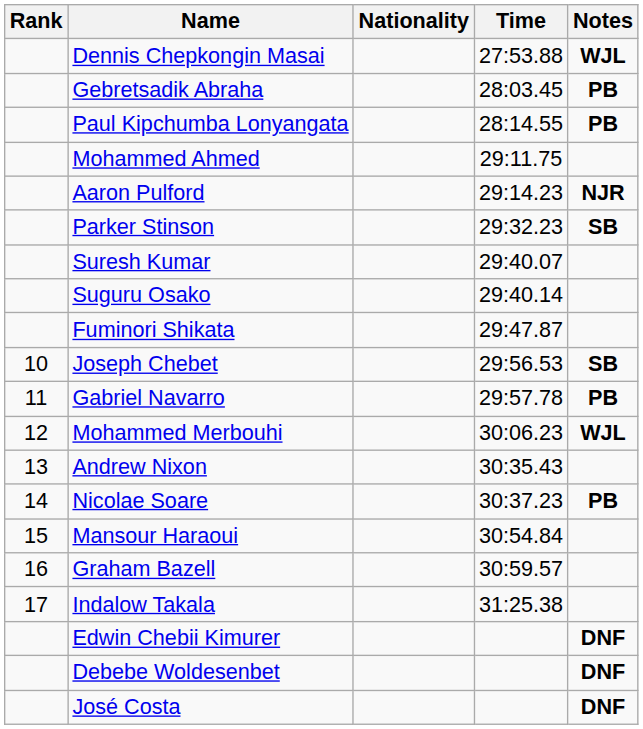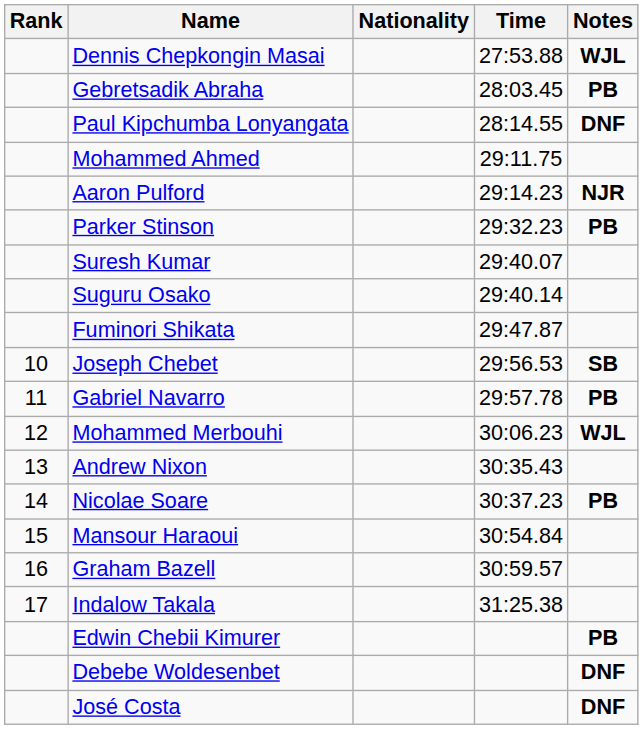(603, 124) PB -> (603, 124) DNF
(603, 227) SB -> (603, 227) PB
(603, 638) DNF -> (603, 638) PB
